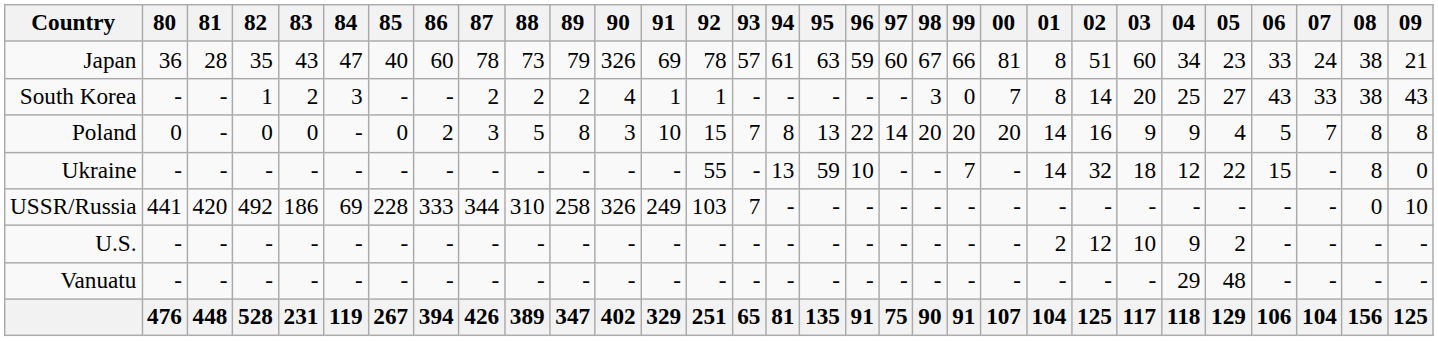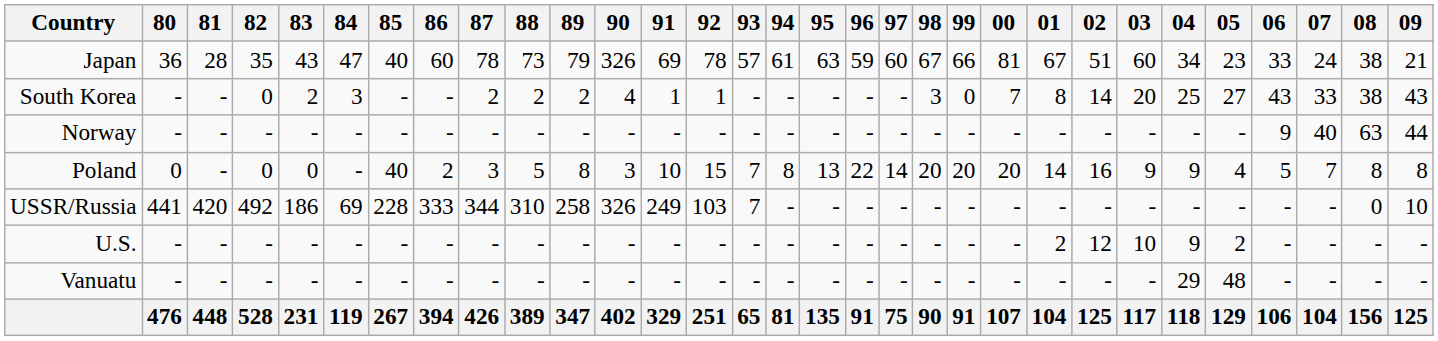(1061, 59) 8 -> (1055, 59) 67
(267, 96) 1 -> (267, 96) 0
+ row: (99, 133)
(402, 133) 0 -> (397, 170) 40
- row: (99, 170)
